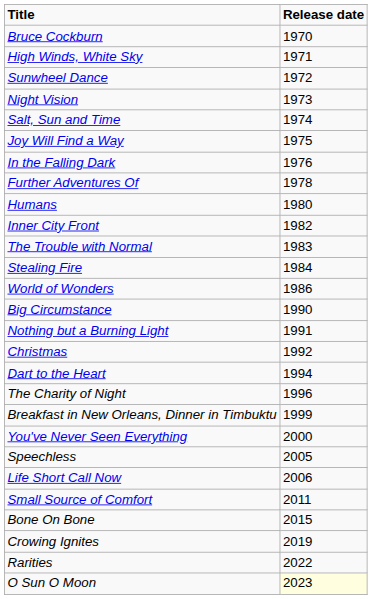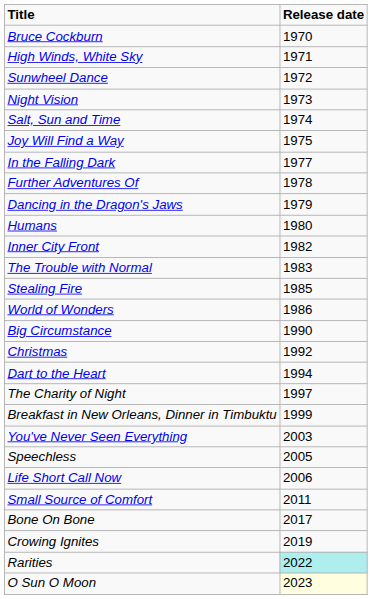(298, 162) 1976 -> (298, 162) 1977
+ row: (95, 204)
(298, 267) 1984 -> (298, 288) 1985
- row: (88, 330)
(298, 394) 1996 -> (298, 394) 1997
(298, 436) 2000 -> (298, 436) 2003
(298, 520) 2015 -> (298, 520) 2017
(298, 562) no background -> (298, 562) paleturquoise background
